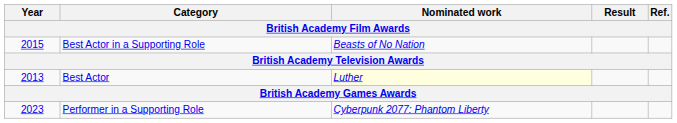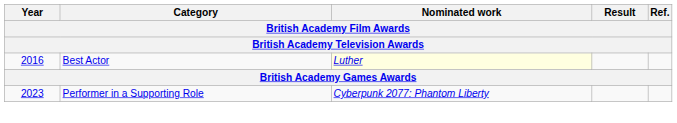- row: (134, 45)
(32, 77) 2013 -> (32, 61) 2016
